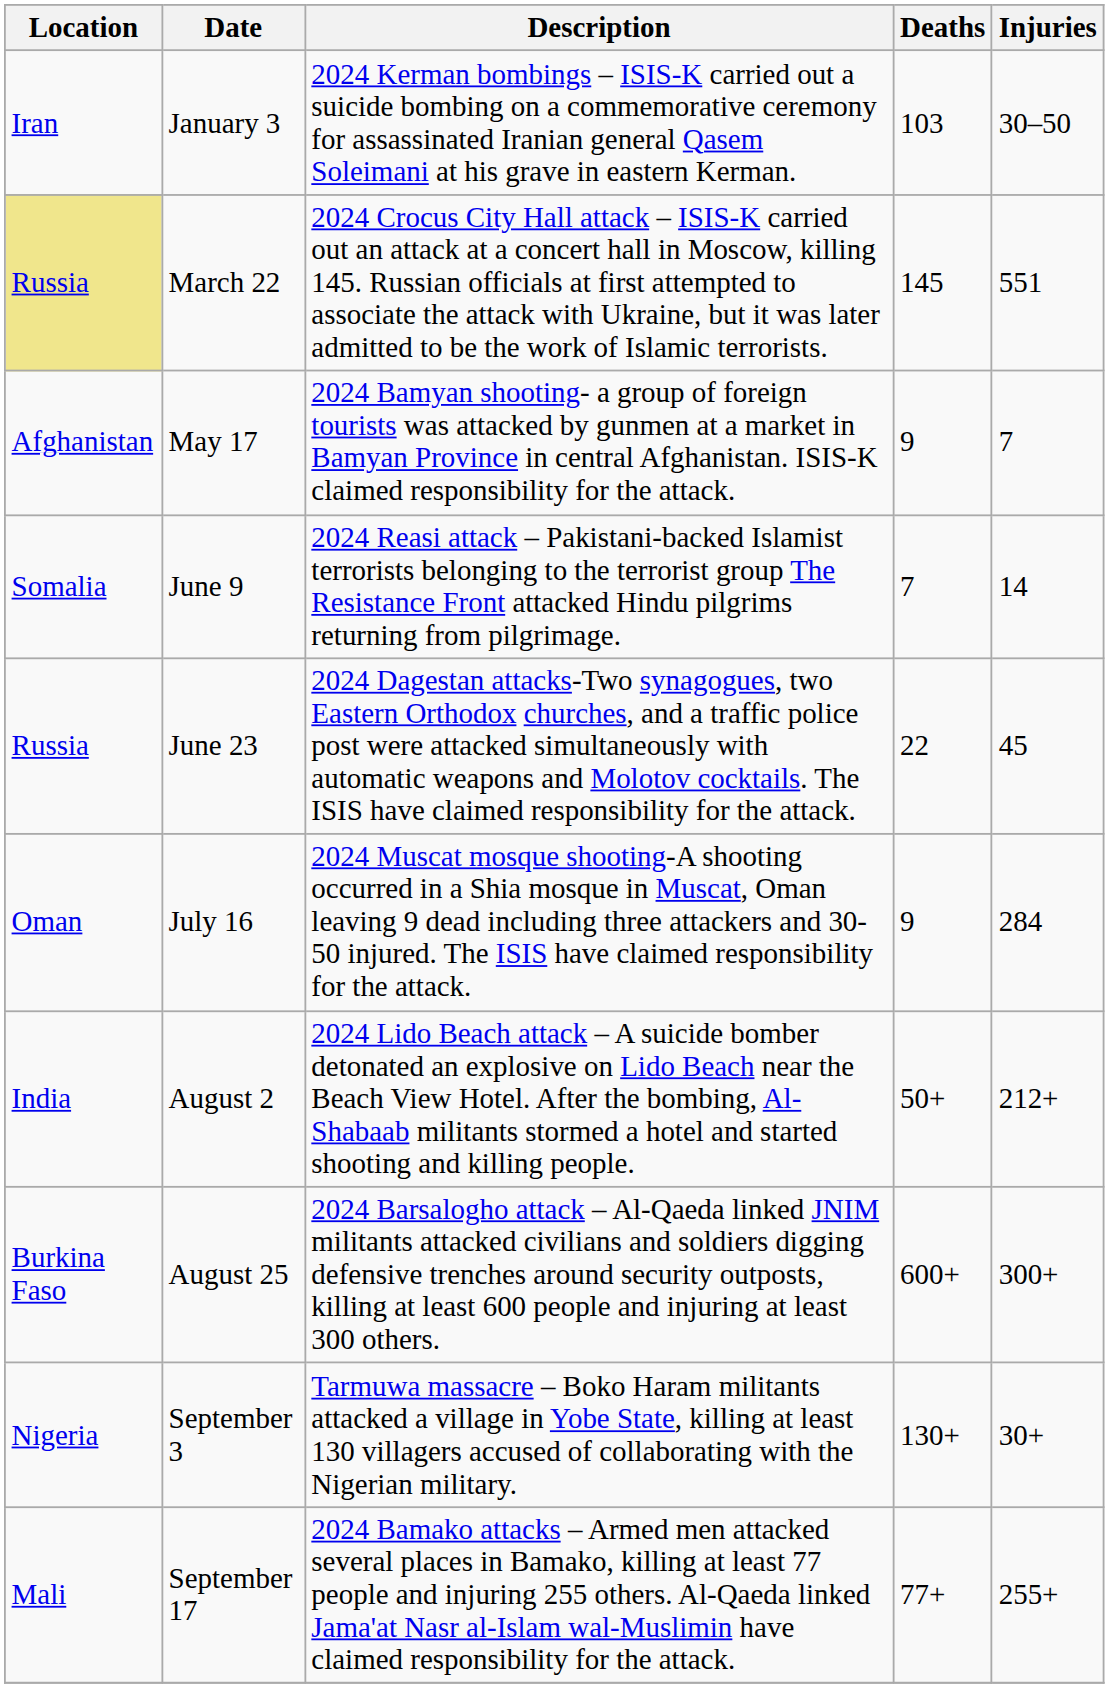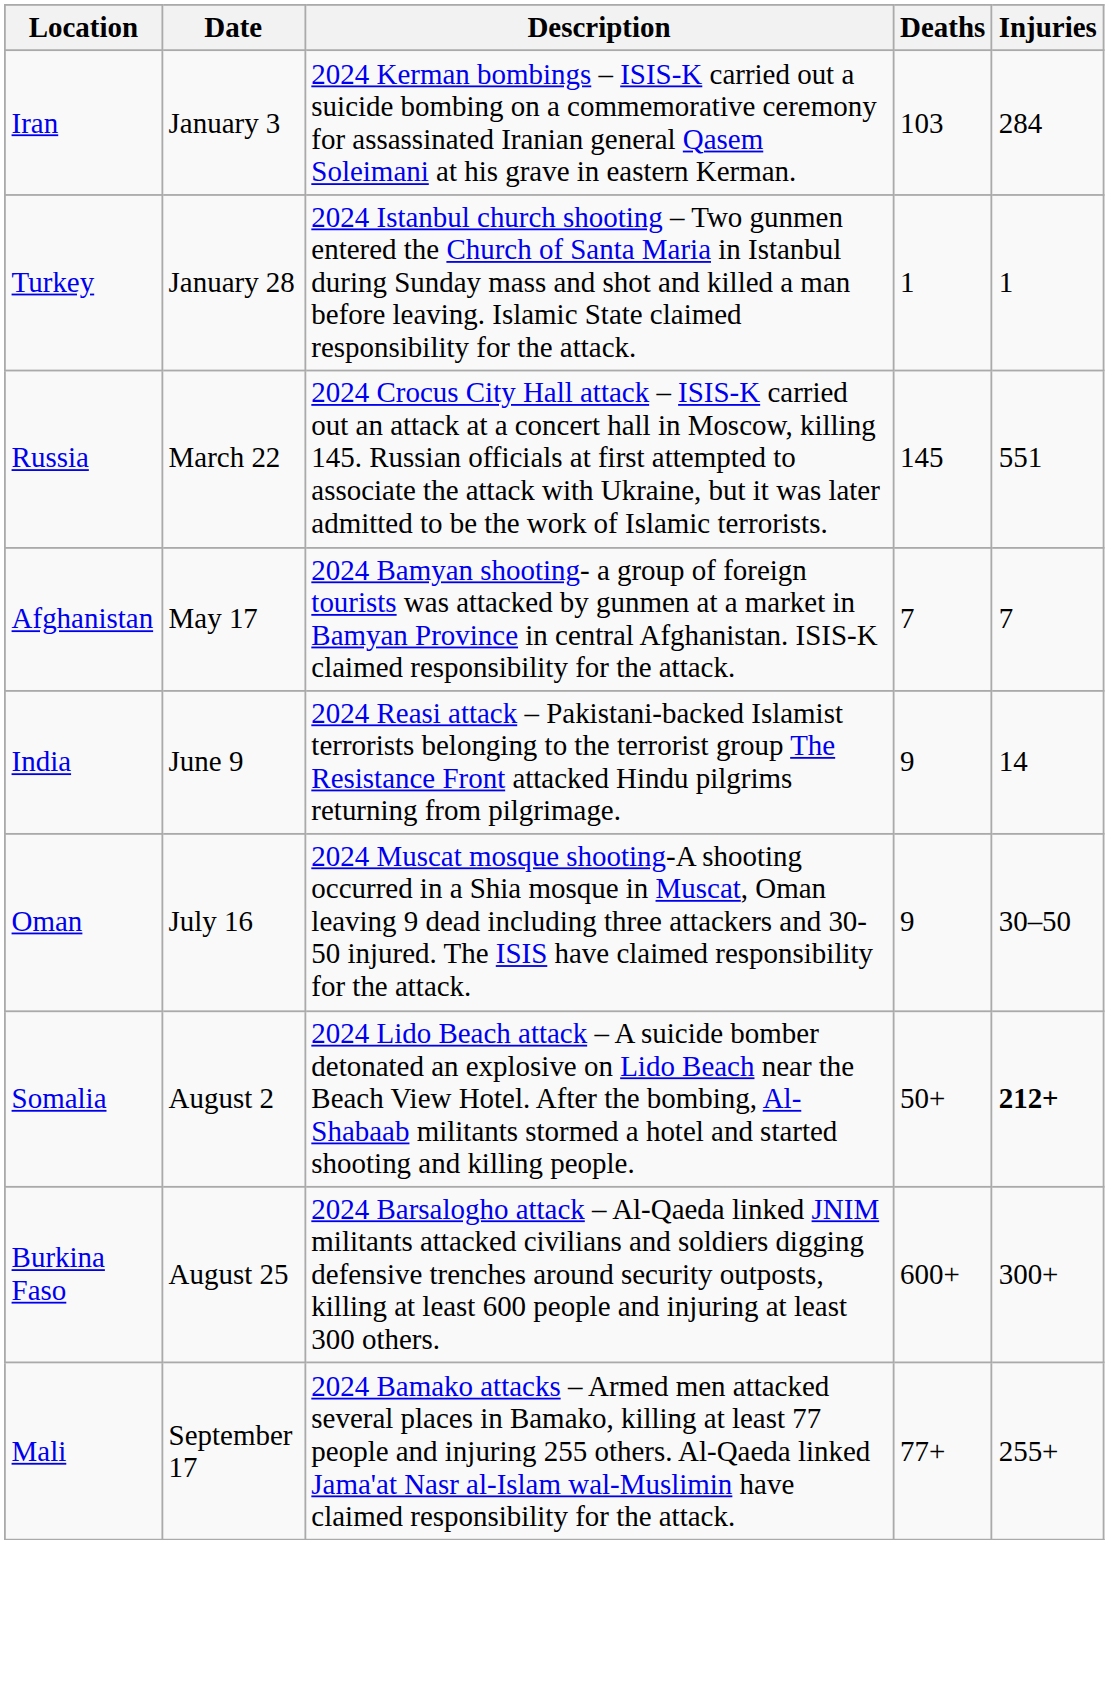(1035, 122) 30–50 -> (1020, 122) 284
+ row: (232, 282)
(50, 282) khaki background -> (50, 458) no background
(907, 442) 9 -> (907, 618) 7
(59, 585) Somalia -> (41, 762) India
(907, 585) 7 -> (907, 762) 9
- row: (213, 745)
(1020, 922) 284 -> (1035, 922) 30–50
(41, 1098) India -> (59, 1098) Somalia
(1029, 1098) normal -> (1029, 1098) bold
- row: (230, 1434)
